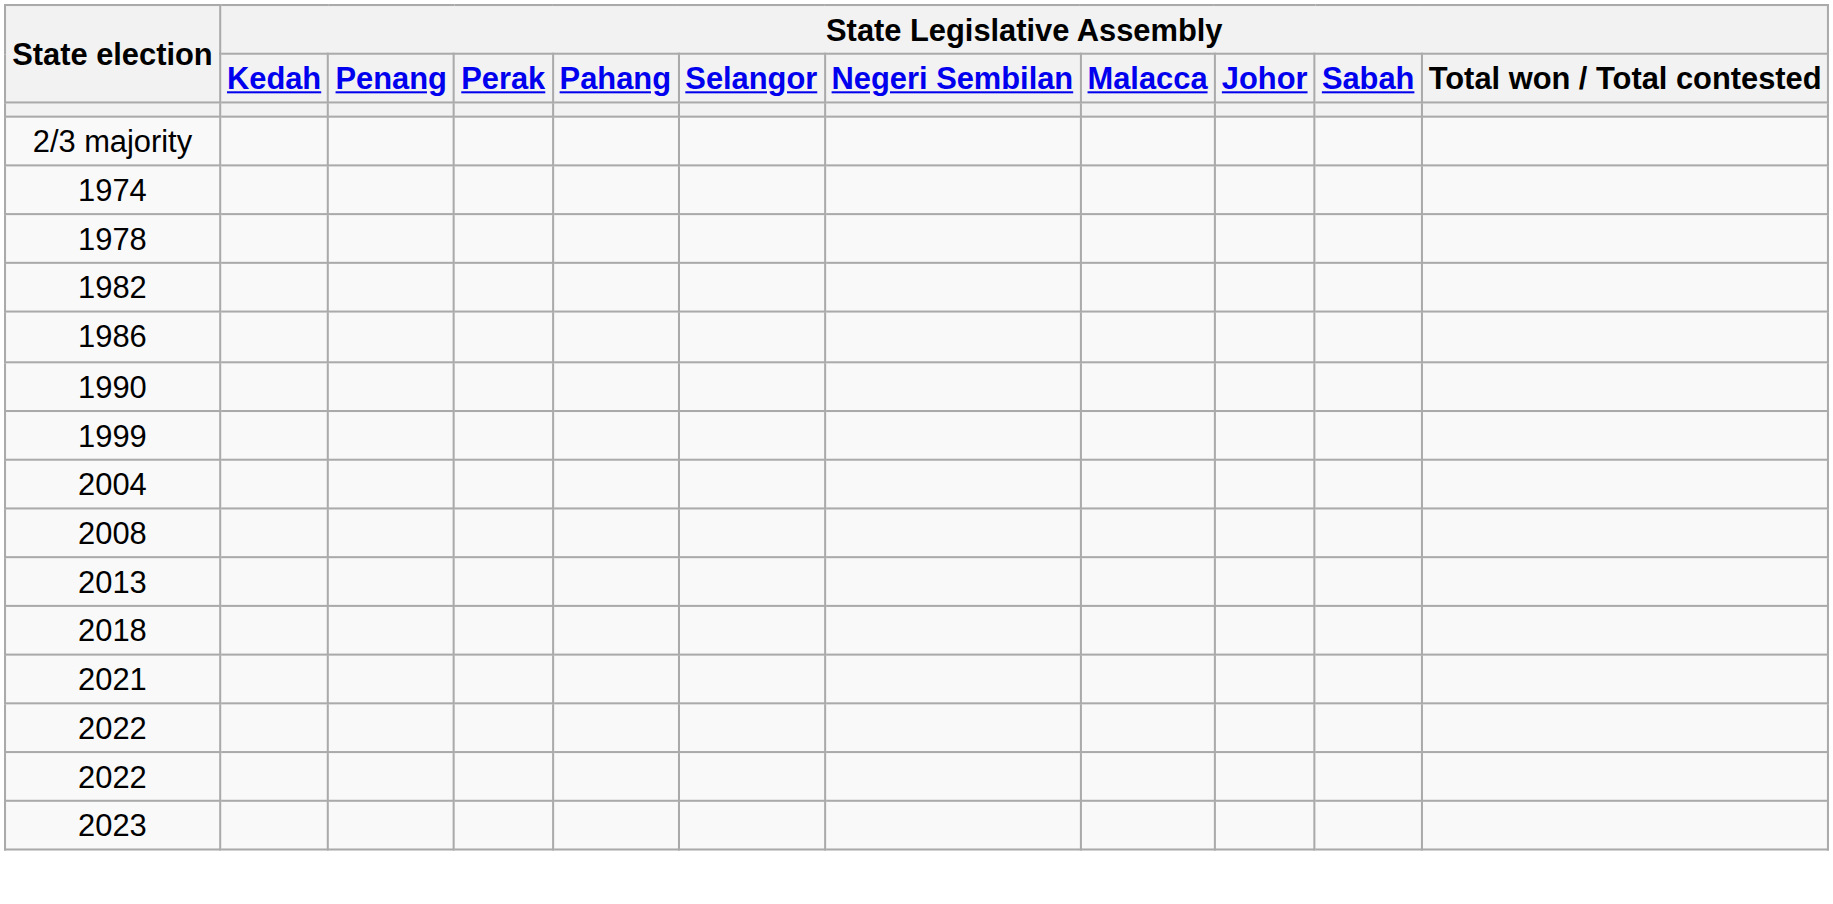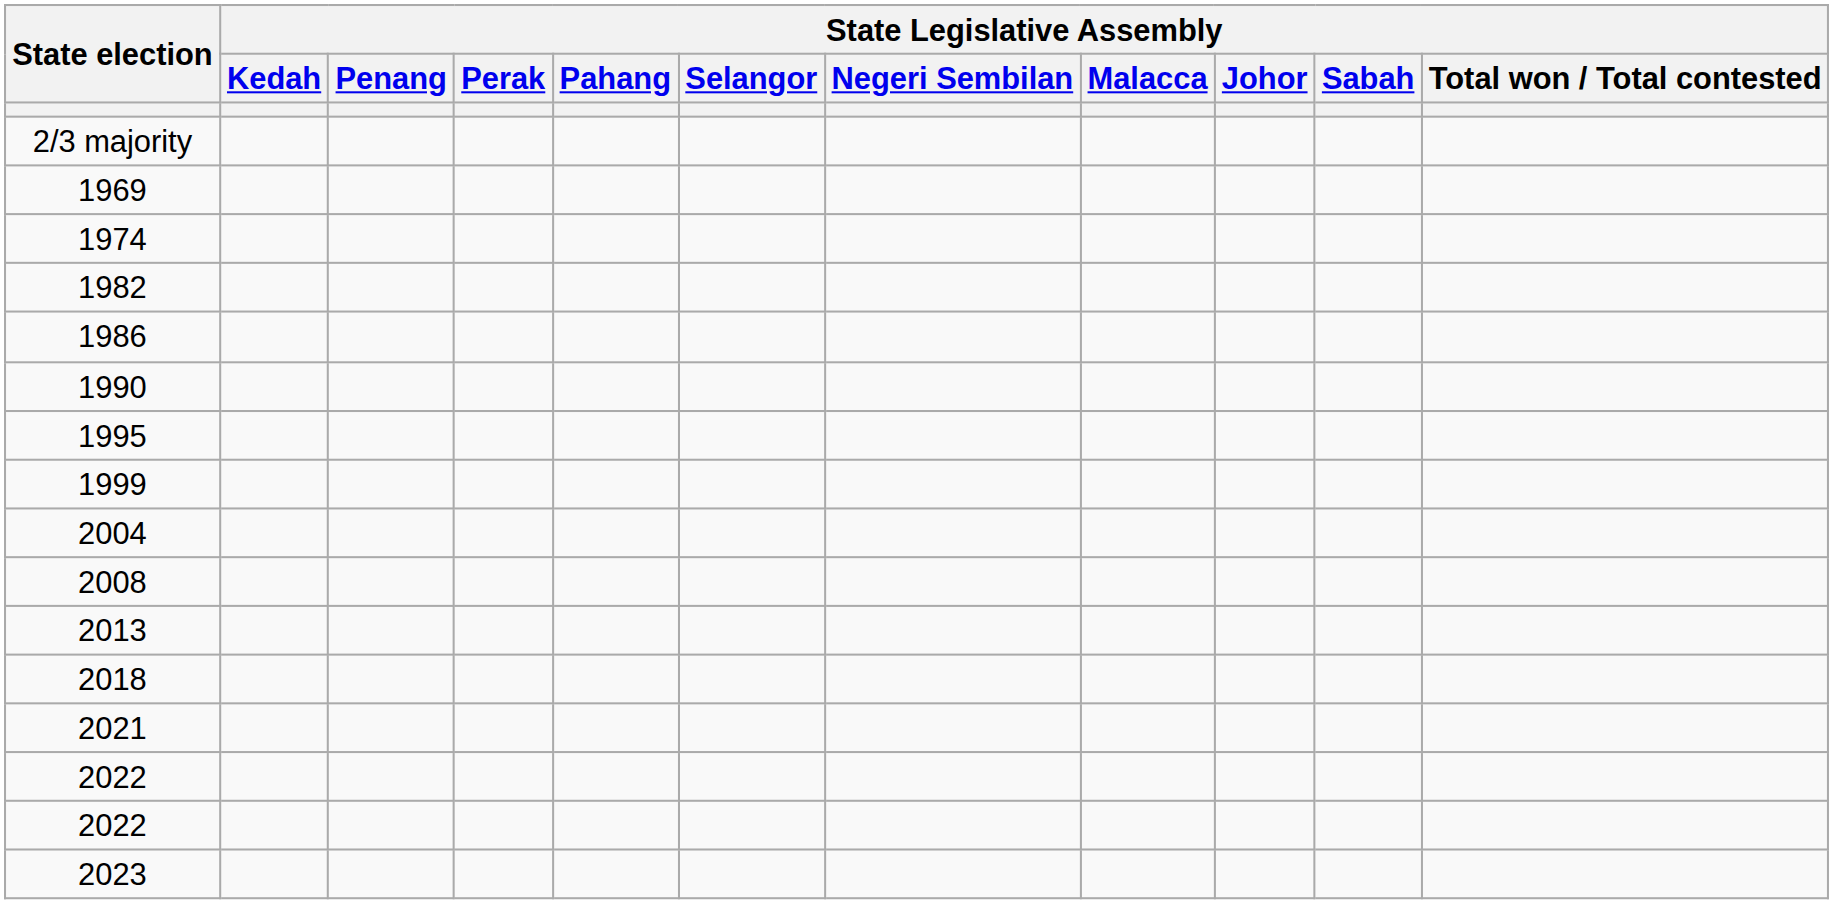+ row: (112, 191)
- row: (112, 239)
+ row: (112, 435)
